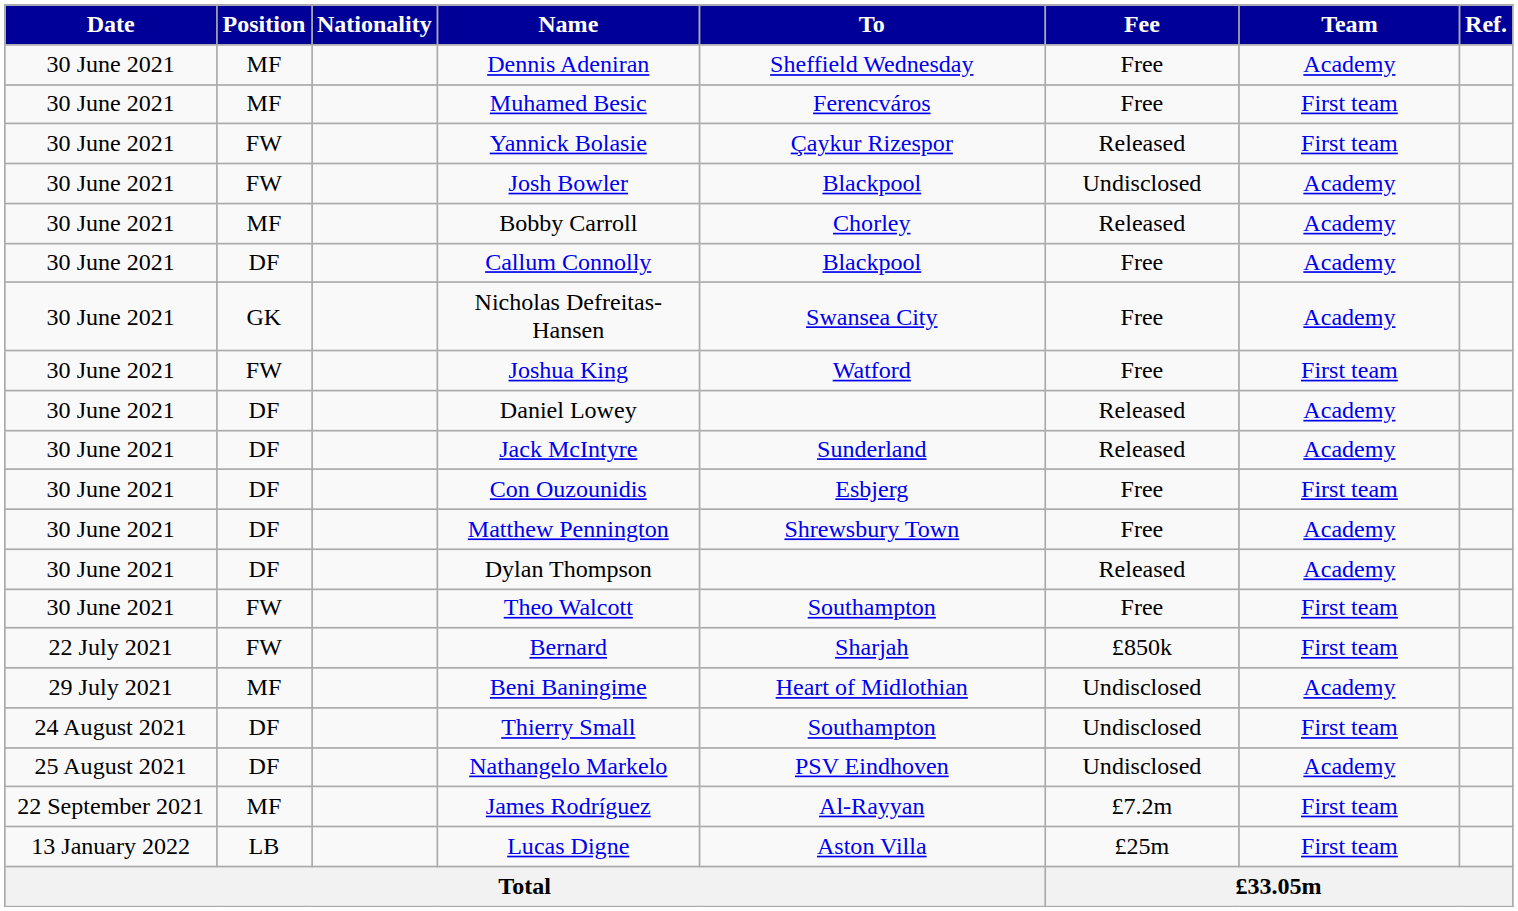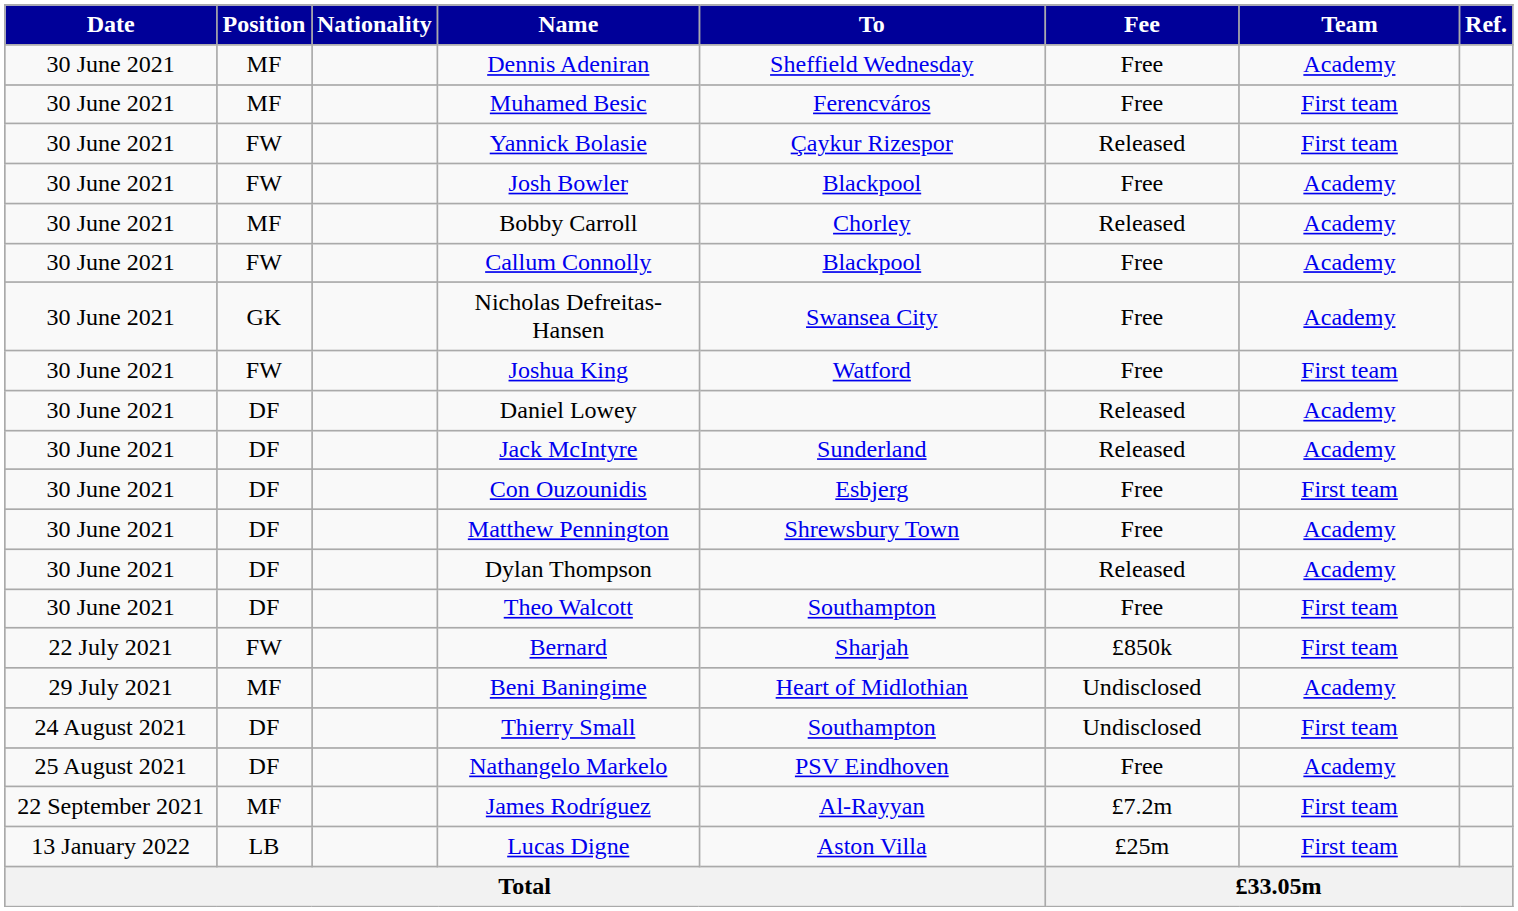(1142, 183) Undisclosed -> (1142, 183) Free
(264, 262) DF -> (264, 262) FW
(264, 608) FW -> (264, 608) DF
(1142, 767) Undisclosed -> (1142, 767) Free
